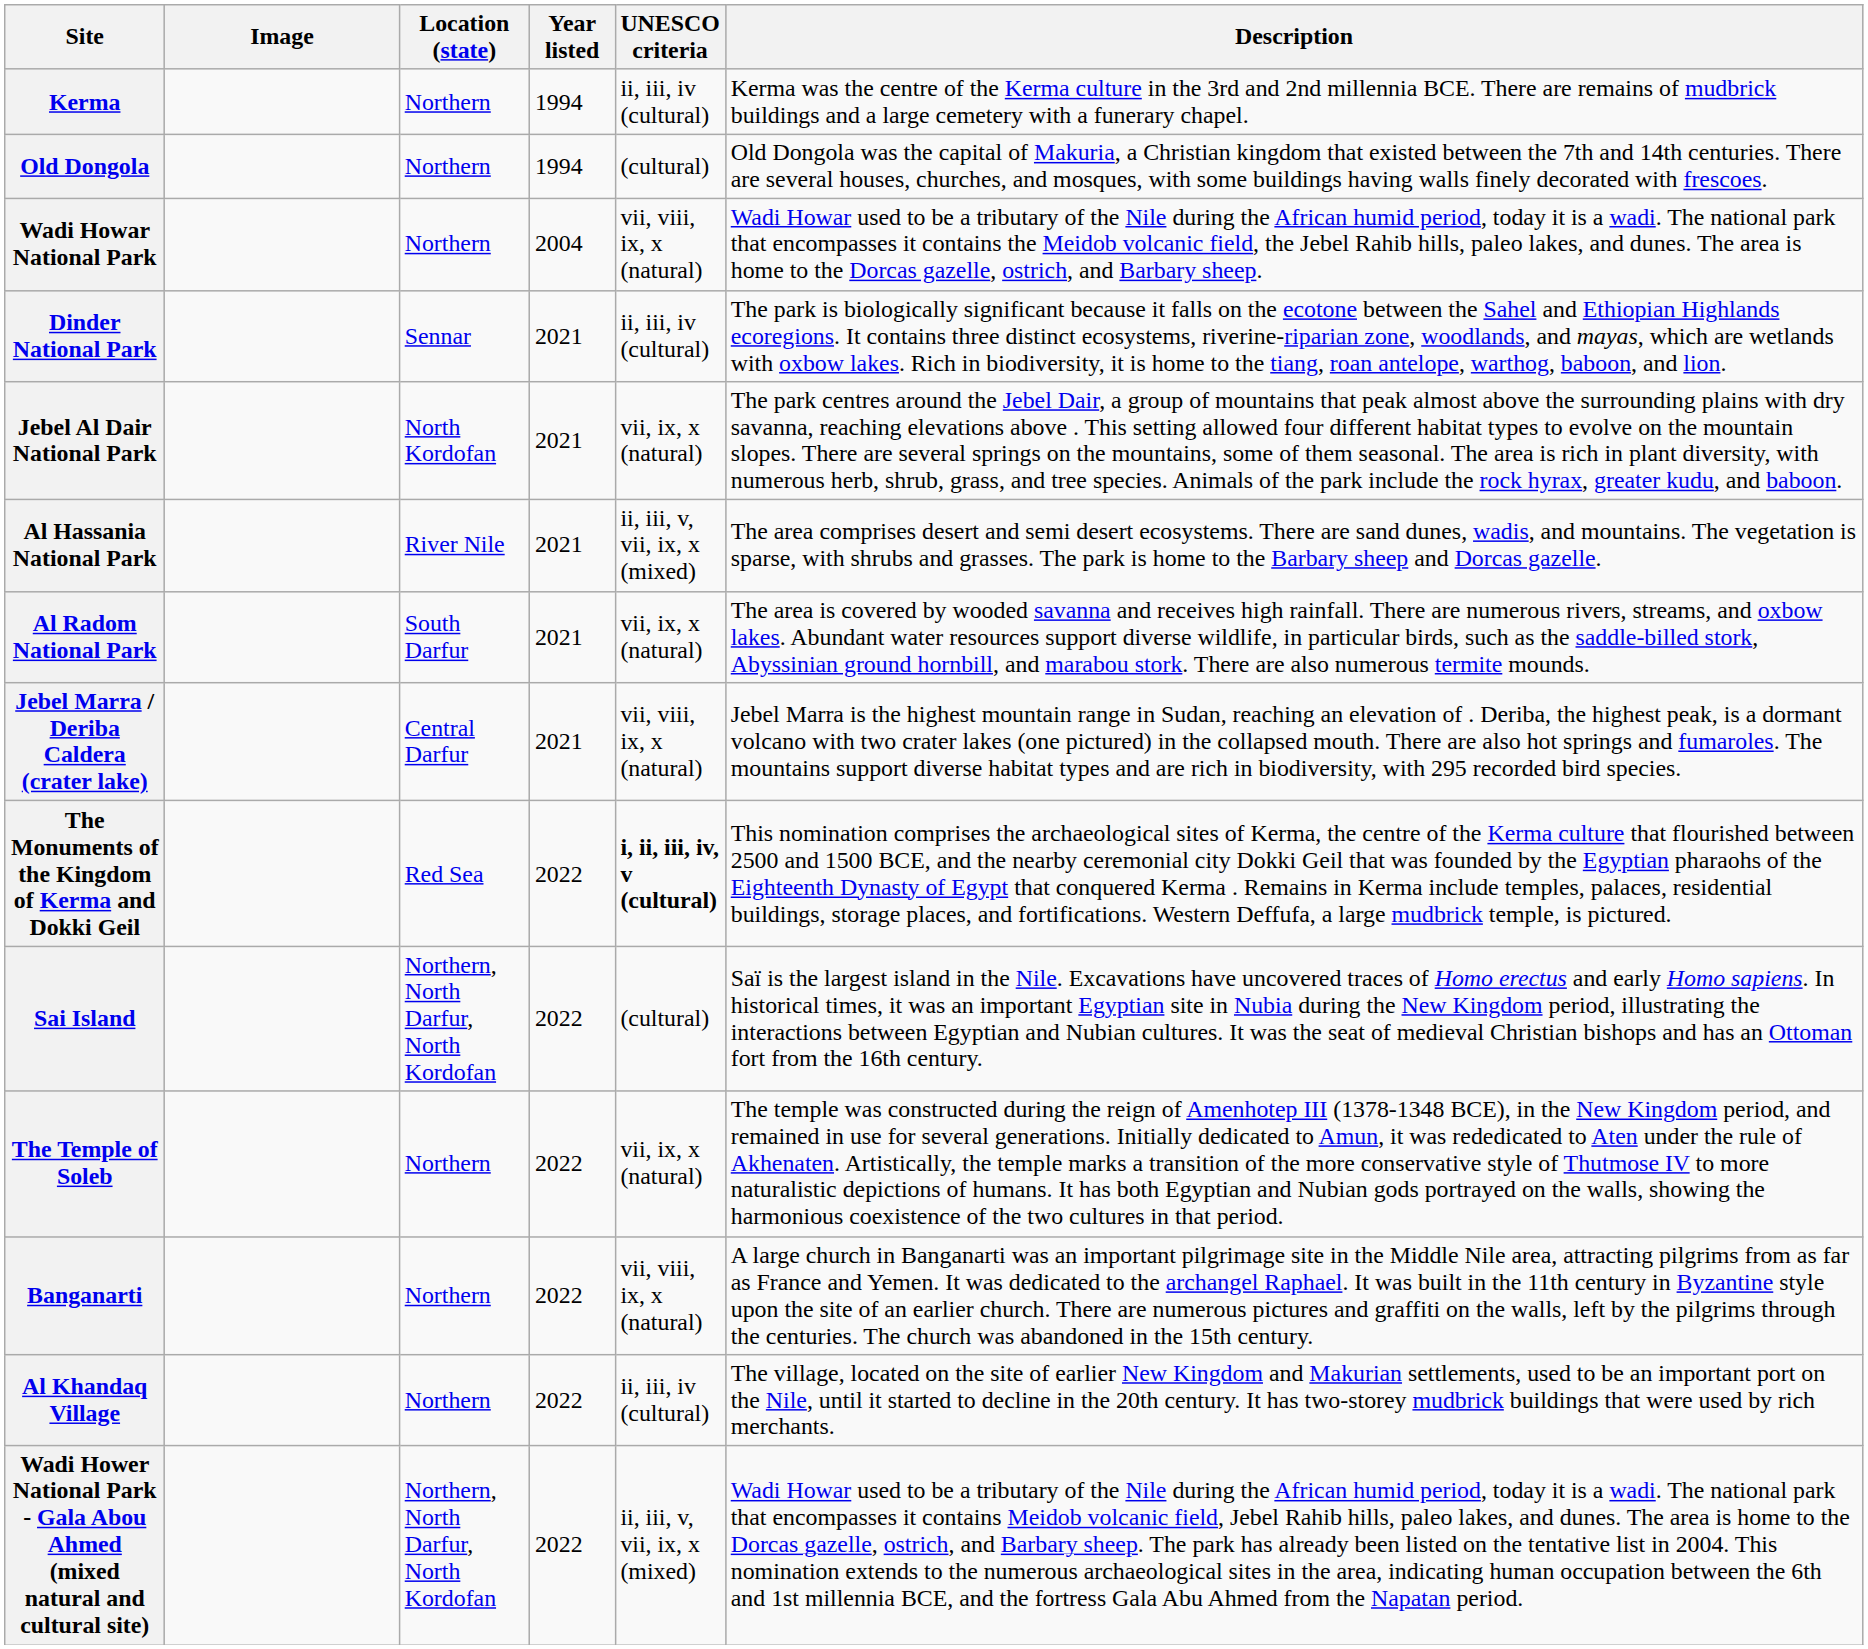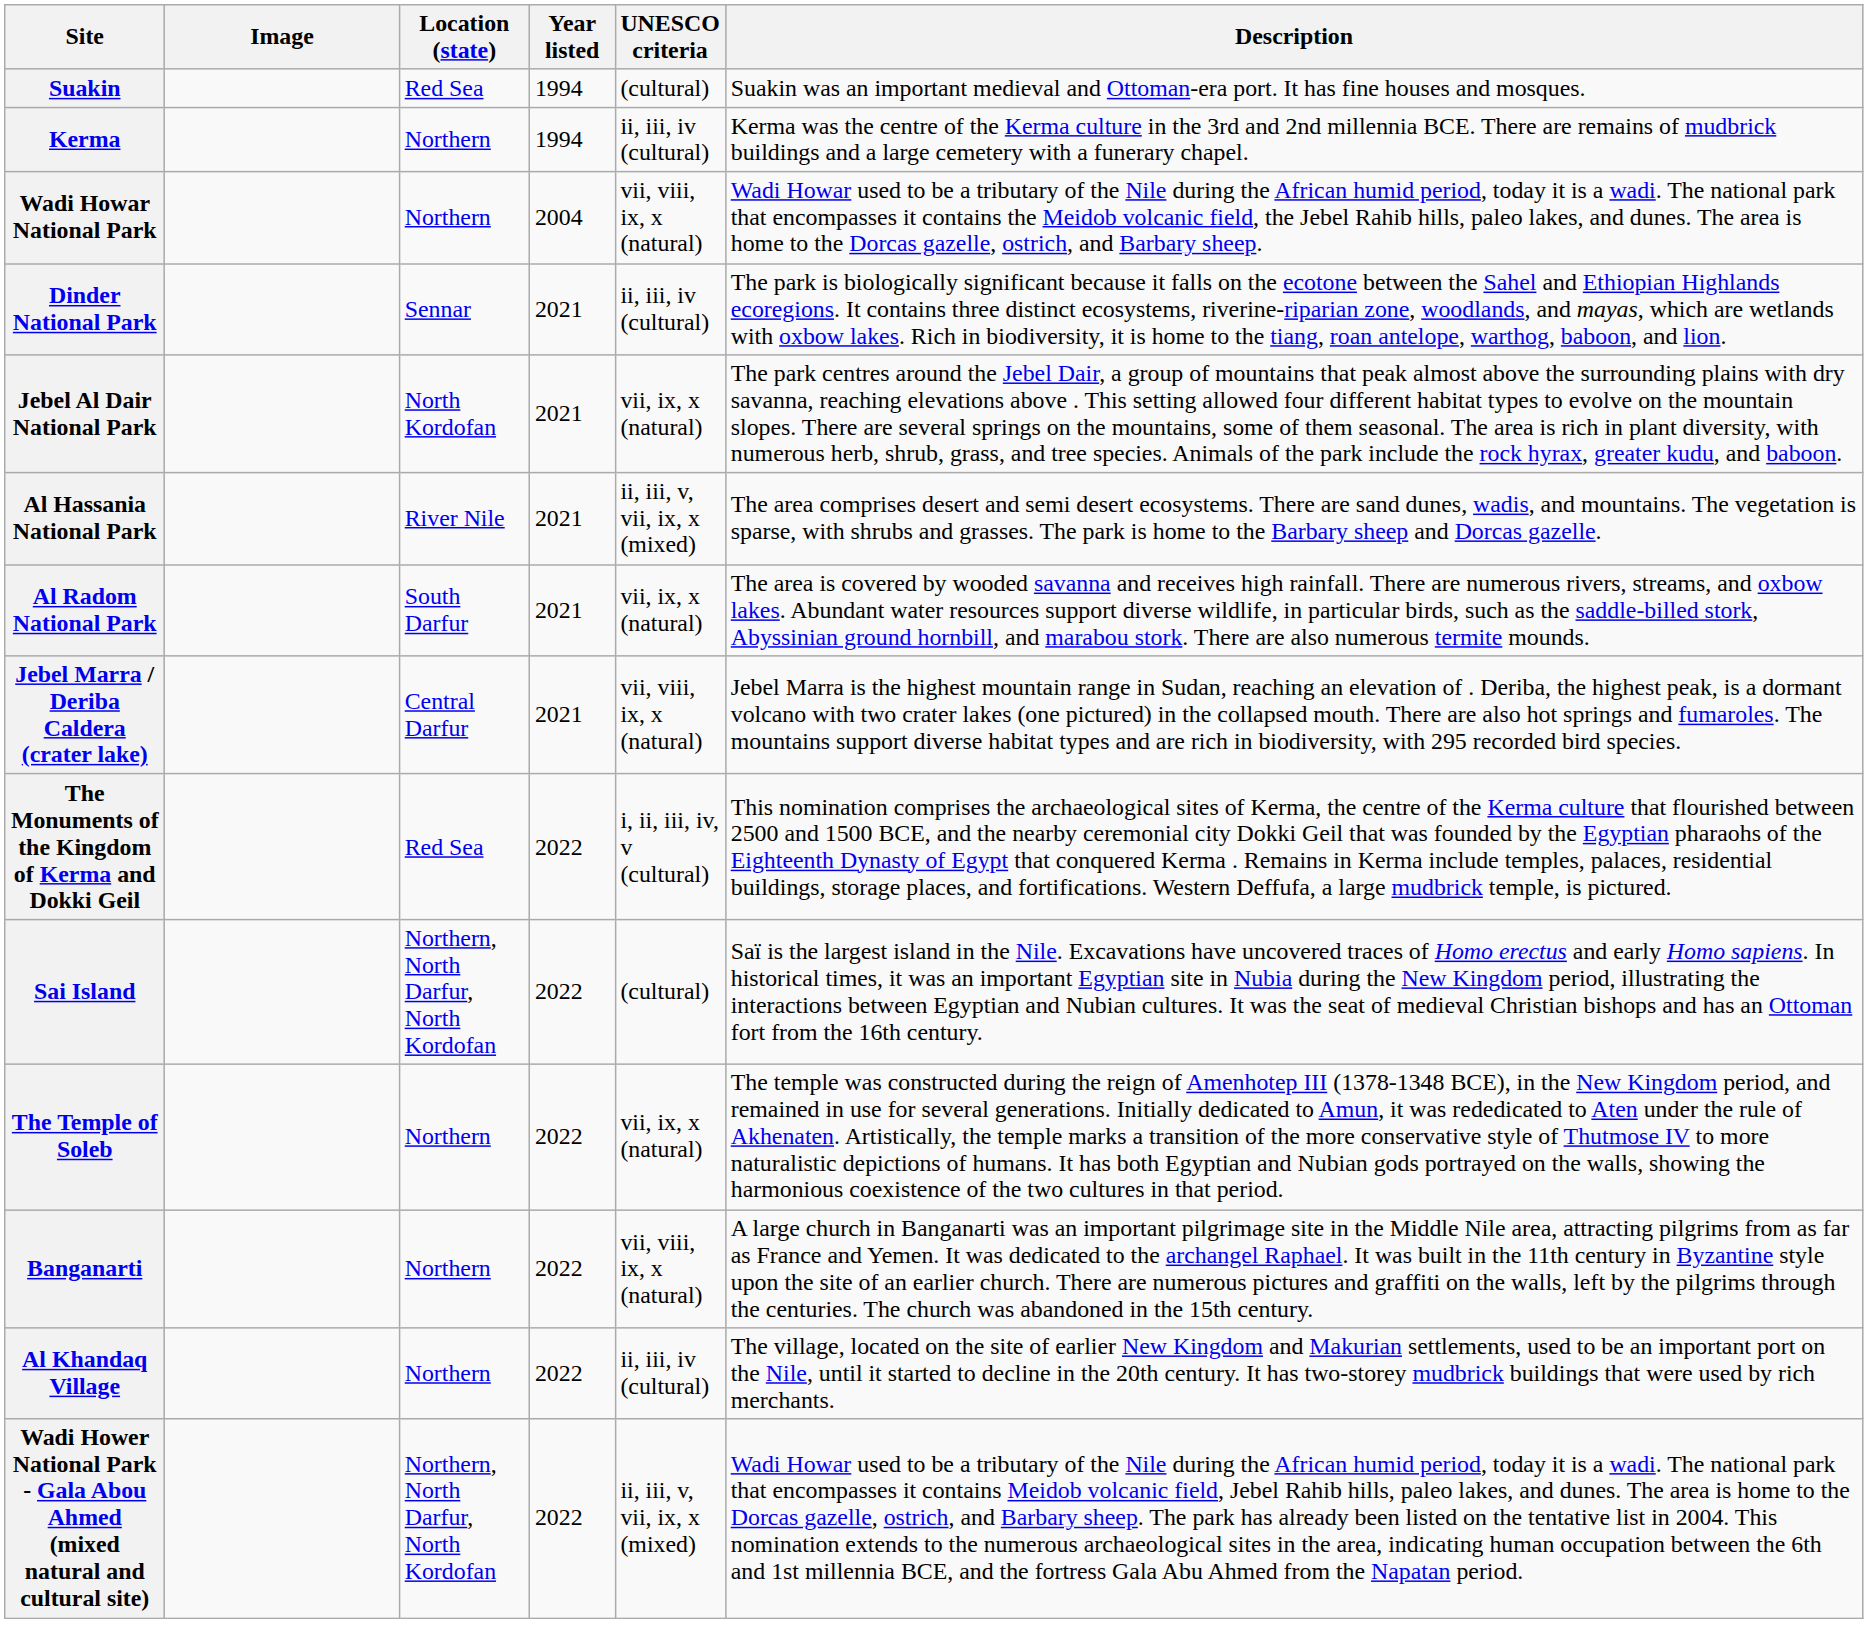+ row: (85, 88)
- row: (85, 166)
(670, 873) bold -> (670, 846) normal
